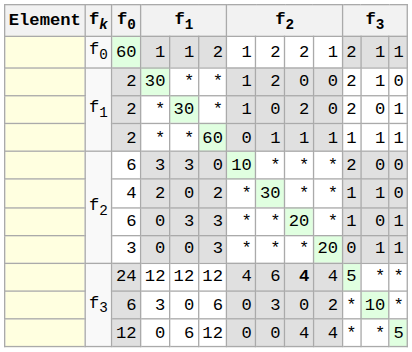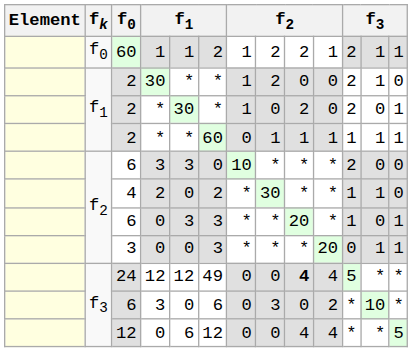(213, 277) 12 -> (213, 277) 49
(247, 277) 4 -> (247, 277) 0
(275, 277) 6 -> (275, 277) 0
